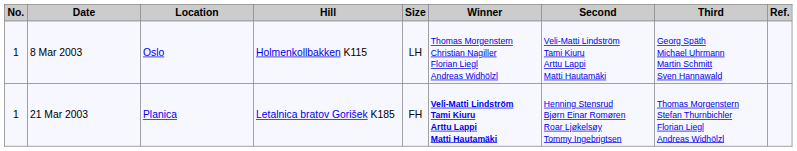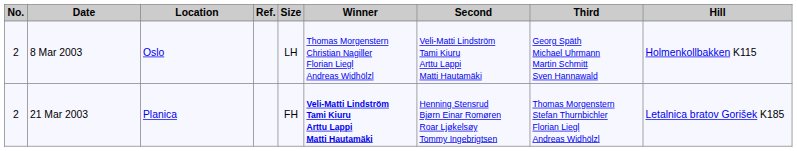columns swapped: (328, 13) <-> (780, 13)
(16, 52) 1 -> (16, 52) 2
(16, 115) 1 -> (16, 115) 2
